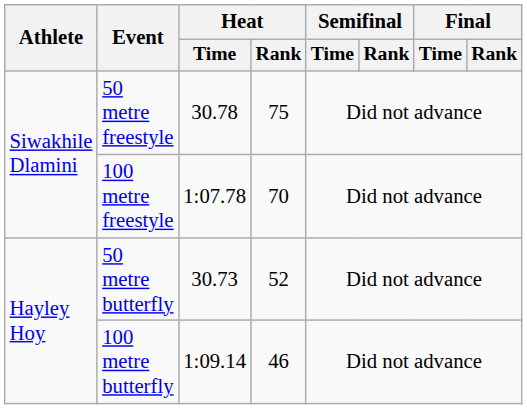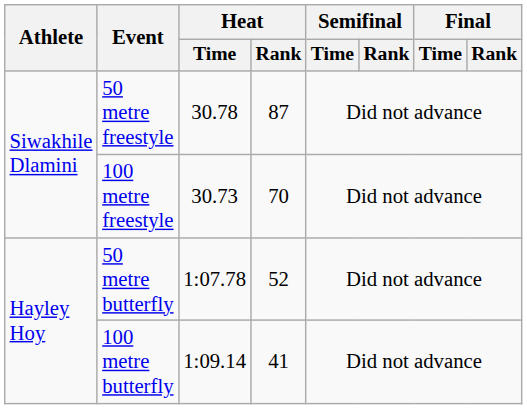(278, 113) 75 -> (278, 113) 87
(215, 196) 1:07.78 -> (215, 196) 30.73
(215, 279) 30.73 -> (215, 279) 1:07.78
(278, 362) 46 -> (278, 362) 41
